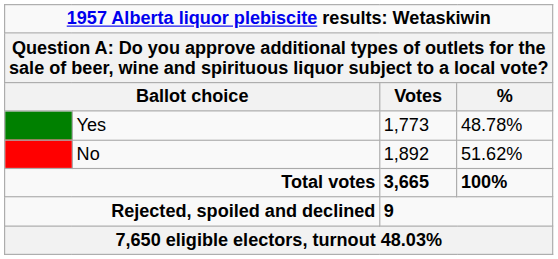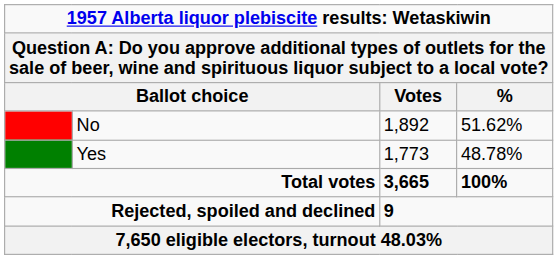rows swapped: (88, 153) <-> (91, 125)
